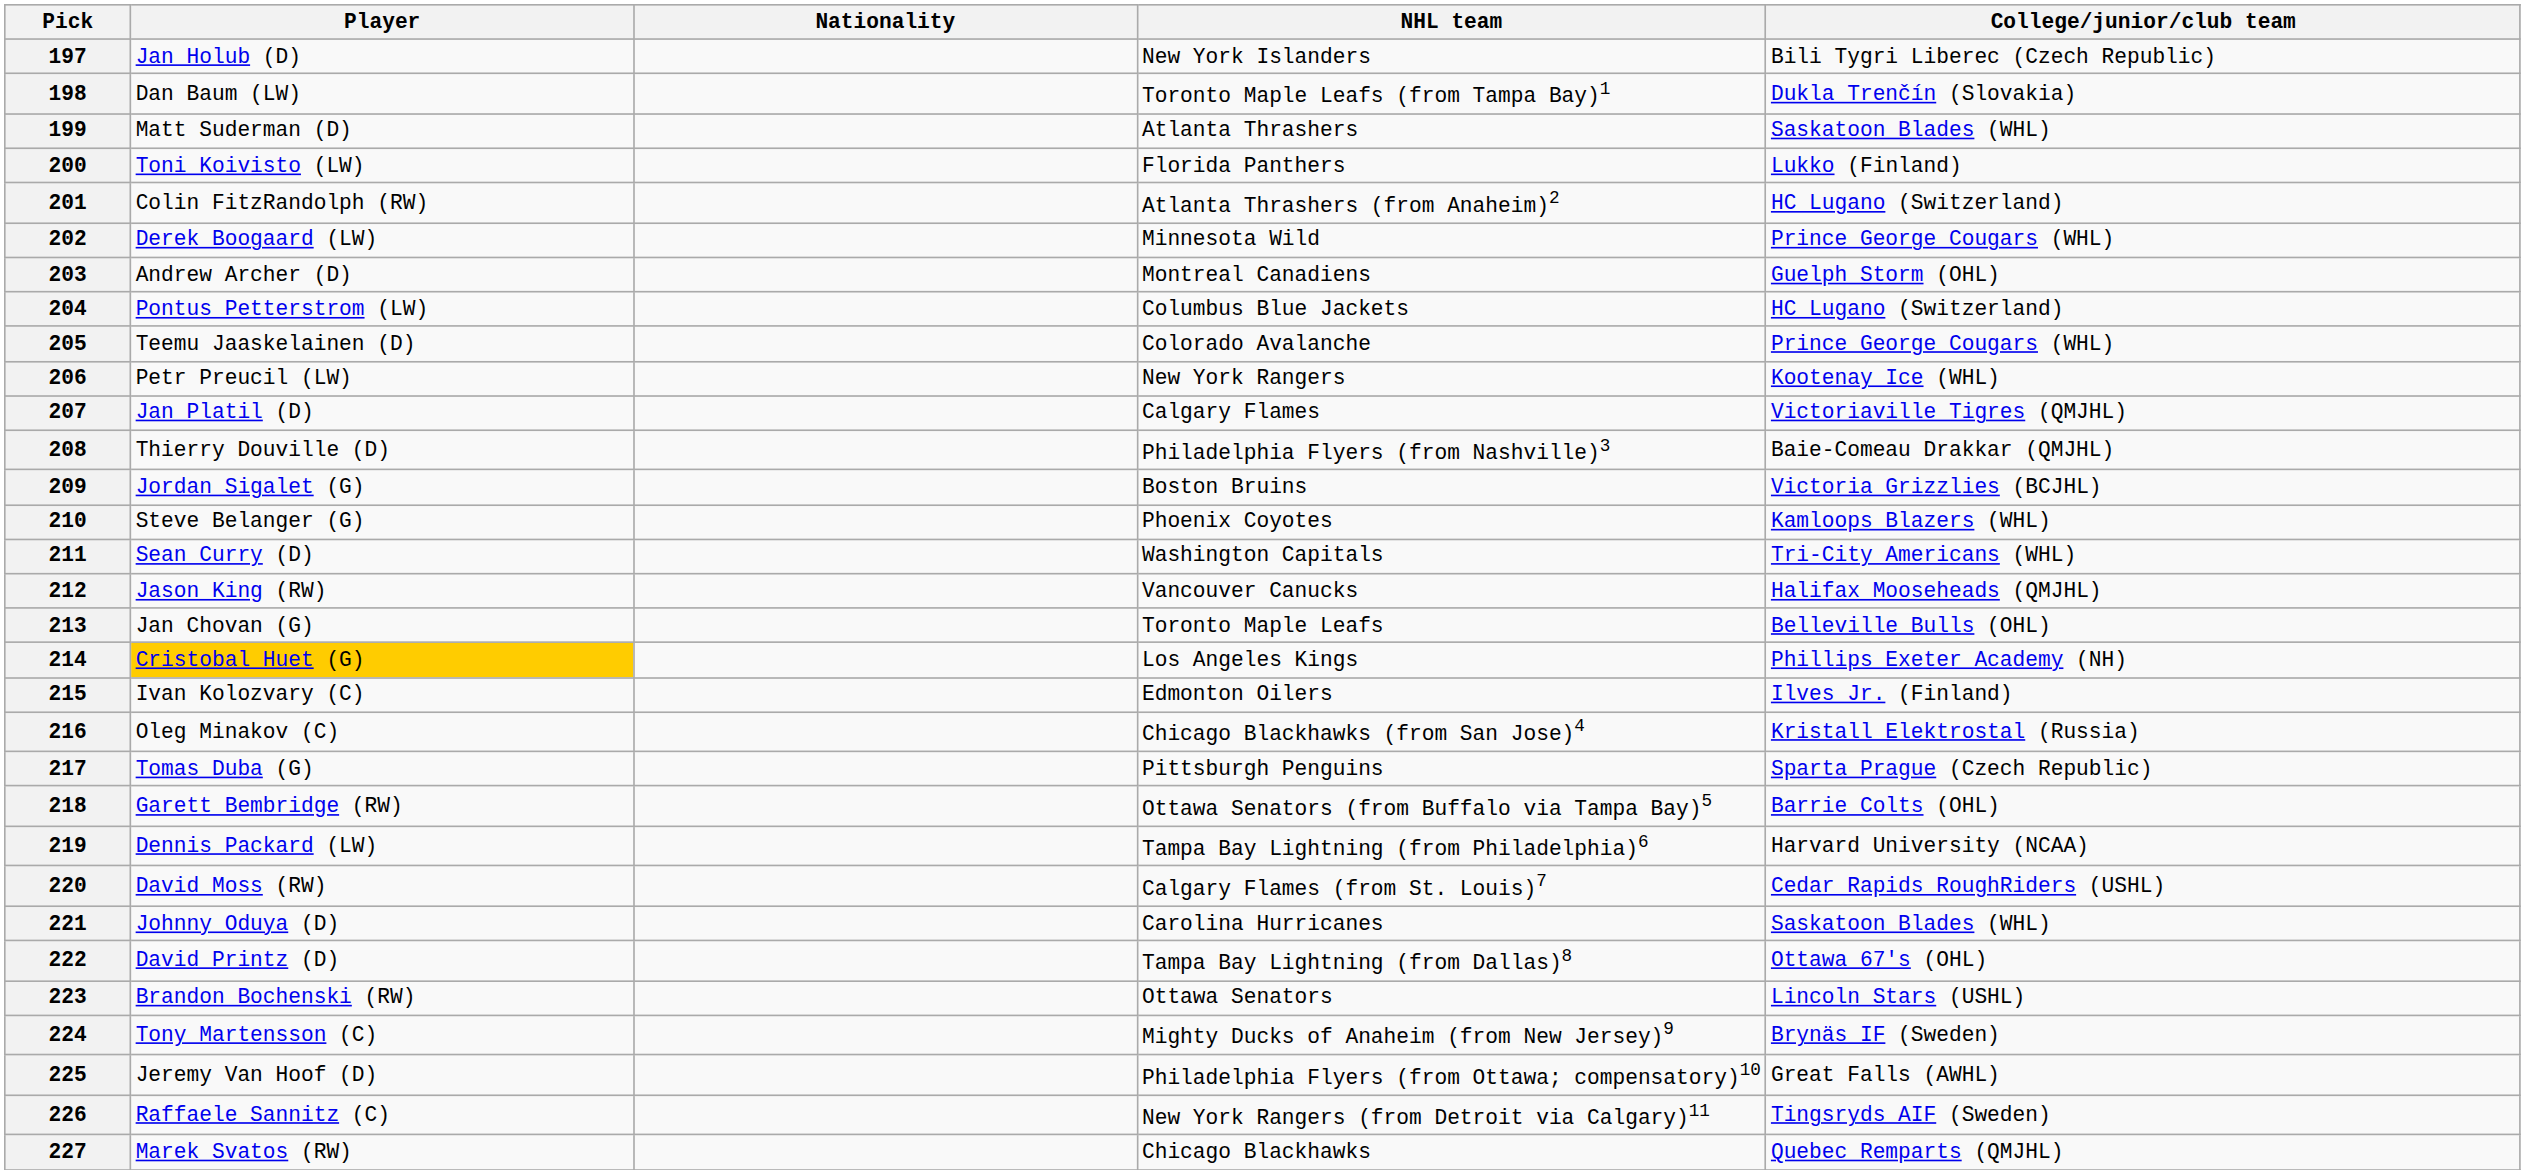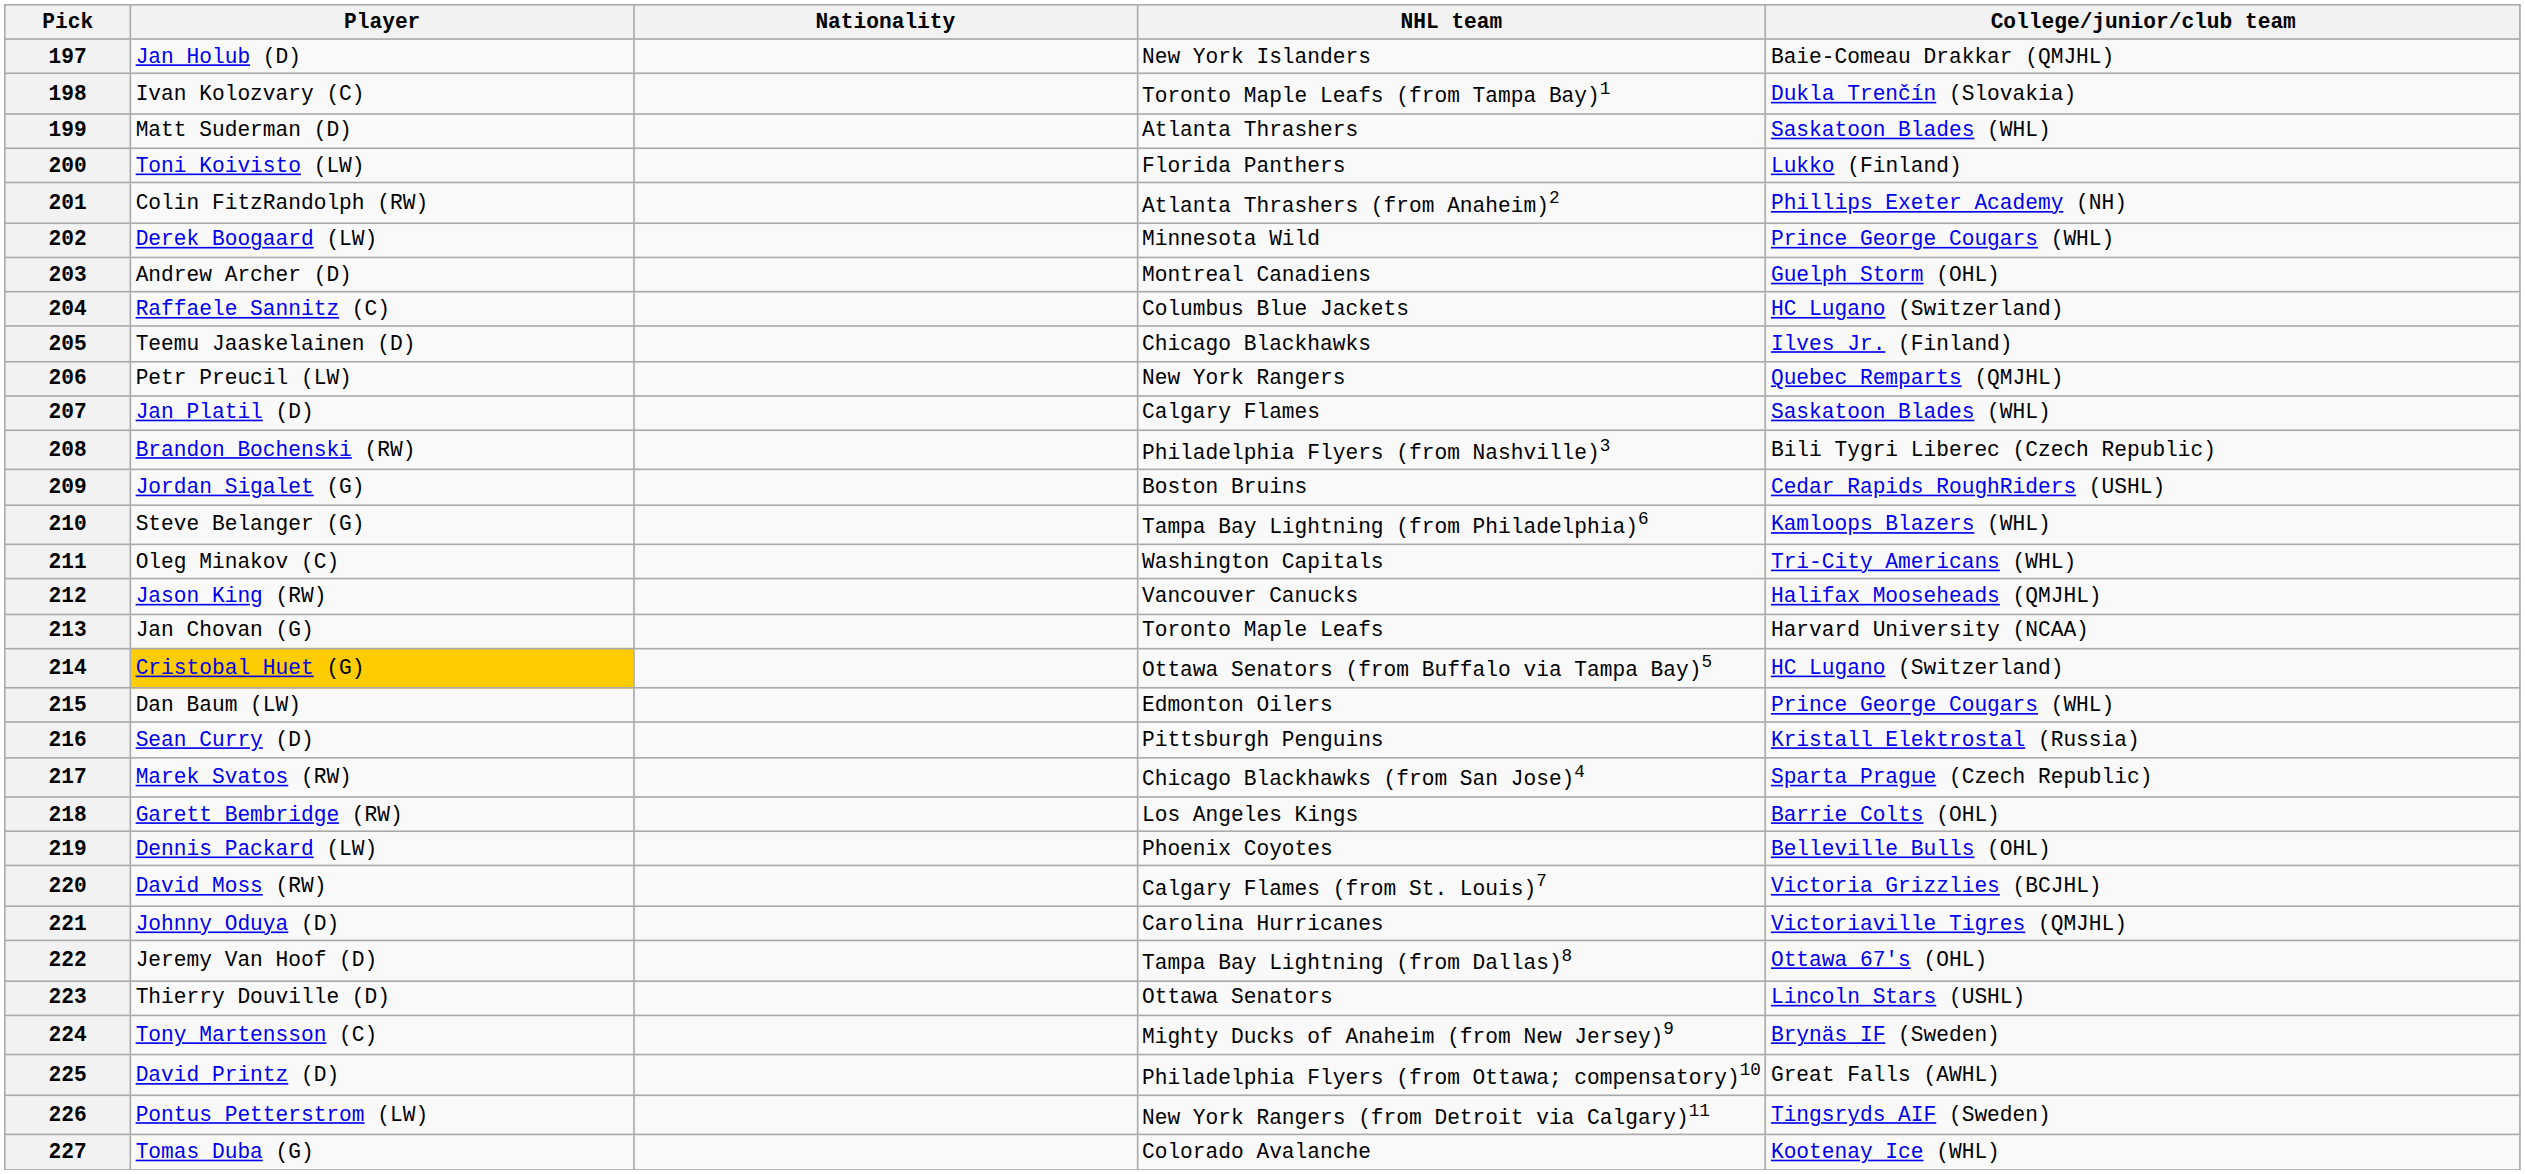(1993, 57) Bili Tygri Liberec (Czech Republic) -> (1943, 57) Baie-Comeau Drakkar (QMJHL)
(218, 94) Dan Baum (LW) -> (250, 94) Ivan Kolozvary (C)
(1917, 203) HC Lugano (Switzerland) -> (1949, 203) Phillips Exeter Academy (NH)
(282, 309) Pontus Petterstrom (LW) -> (263, 309) Raffaele Sannitz (C)
(1256, 344) Colorado Avalanche -> (1256, 344) Chicago Blackhawks
(1943, 344) Prince George Cougars (WHL) -> (1892, 344) Ilves Jr. (Finland)
(1885, 378) Kootenay Ice (WHL) -> (1917, 378) Quebec Remparts (QMJHL)
(1949, 413) Victoriaville Tigres (QMJHL) -> (1911, 413) Saskatoon Blades (WHL)
(263, 450) Thierry Douville (D) -> (276, 450) Brandon Bochenski (RW)
(1943, 450) Baie-Comeau Drakkar (QMJHL) -> (1993, 450) Bili Tygri Liberec (Czech Republic)
(1936, 487) Victoria Grizzlies (BCJHL) -> (1968, 487) Cedar Rapids RoughRiders (USHL)
(1237, 522) Phoenix Coyotes -> (1395, 525) Tampa Bay Lightning (from Philadelphia)6
(225, 556) Sean Curry (D) -> (237, 562) Oleg Minakov (C)
(1911, 625) Belleville Bulls (OHL) -> (1930, 631) Harvard University (NCAA)
(1250, 660) Los Angeles Kings -> (1427, 668) Ottawa Senators (from Buffalo via Tampa Bay)5
(1949, 660) Phillips Exeter Academy (NH) -> (1917, 668) HC Lugano (Switzerland)
(250, 695) Ivan Kolozvary (C) -> (218, 705) Dan Baum (LW)
(1892, 695) Ilves Jr. (Finland) -> (1943, 705) Prince George Cougars (WHL)
(237, 732) Oleg Minakov (C) -> (225, 740) Sean Curry (D)
(1363, 732) Chicago Blackhawks (from San Jose)4 -> (1263, 740) Pittsburgh Penguins
(225, 769) Tomas Duba (G) -> (244, 777) Marek Svatos (RW)
(1263, 769) Pittsburgh Penguins -> (1363, 777) Chicago Blackhawks (from San Jose)4
(1427, 806) Ottawa Senators (from Buffalo via Tampa Bay)5 -> (1250, 814) Los Angeles Kings
(1395, 846) Tampa Bay Lightning (from Philadelphia)6 -> (1237, 849) Phoenix Coyotes
(1930, 846) Harvard University (NCAA) -> (1911, 849) Belleville Bulls (OHL)
(1968, 886) Cedar Rapids RoughRiders (USHL) -> (1936, 886) Victoria Grizzlies (BCJHL)
(1911, 923) Saskatoon Blades (WHL) -> (1949, 923) Victoriaville Tigres (QMJHL)
(237, 961) David Printz (D) -> (256, 961) Jeremy Van Hoof (D)
(276, 998) Brandon Bochenski (RW) -> (263, 998) Thierry Douville (D)
(256, 1075) Jeremy Van Hoof (D) -> (237, 1075) David Printz (D)
(263, 1115) Raffaele Sannitz (C) -> (282, 1115) Pontus Petterstrom (LW)
(244, 1152) Marek Svatos (RW) -> (225, 1152) Tomas Duba (G)
(1256, 1152) Chicago Blackhawks -> (1256, 1152) Colorado Avalanche
(1917, 1152) Quebec Remparts (QMJHL) -> (1885, 1152) Kootenay Ice (WHL)
